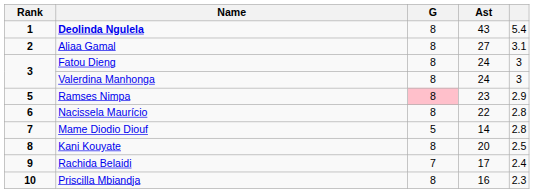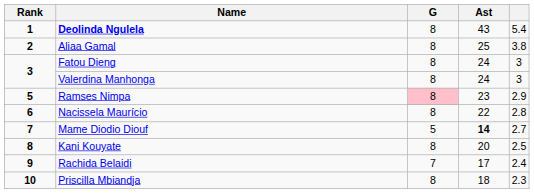(484, 46) 27 -> (484, 46) 25
(519, 46) 3.1 -> (519, 46) 3.8
(484, 130) normal -> (484, 130) bold
(519, 130) 2.8 -> (519, 130) 2.7
(484, 180) 16 -> (484, 180) 18
